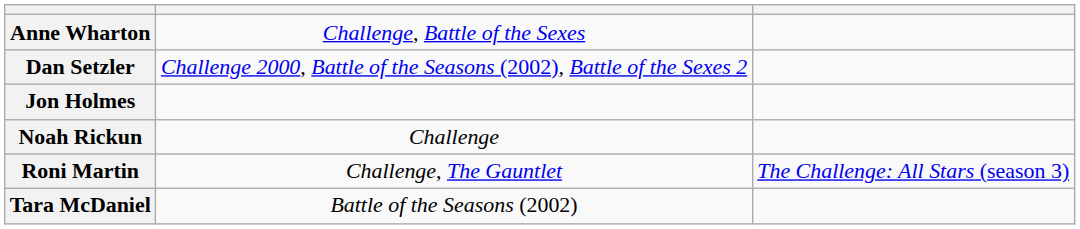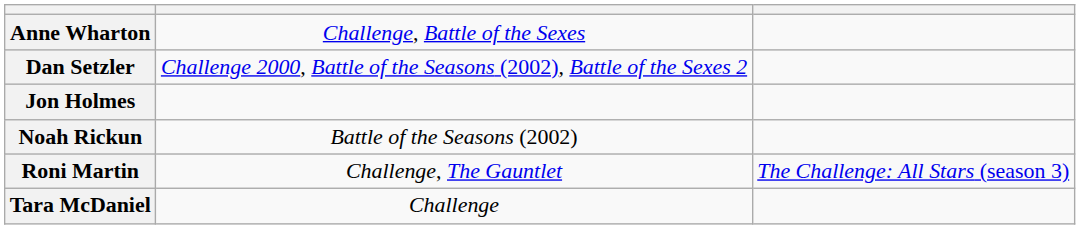(454, 136) Challenge -> (454, 136) Battle of the Seasons (2002)
(454, 205) Battle of the Seasons (2002) -> (454, 205) Challenge
